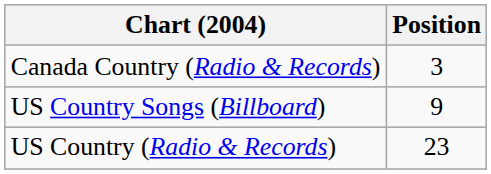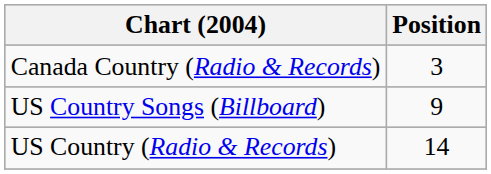(437, 147) 23 -> (437, 147) 14
